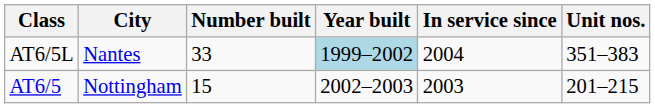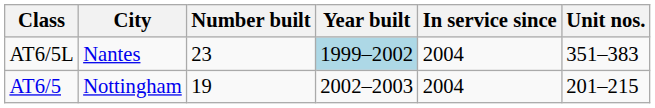(202, 53) 33 -> (202, 53) 23
(202, 86) 15 -> (202, 86) 19
(443, 86) 2003 -> (443, 86) 2004
